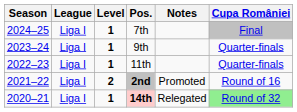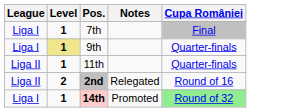- column: (28, 13)
(111, 47) no background -> (64, 47) khaki background
(73, 64) Liga I -> (26, 64) Liga II
(73, 82) Liga I -> (26, 82) Liga II
(182, 82) Promoted -> (135, 82) Relegated
(182, 99) Relegated -> (135, 99) Promoted
